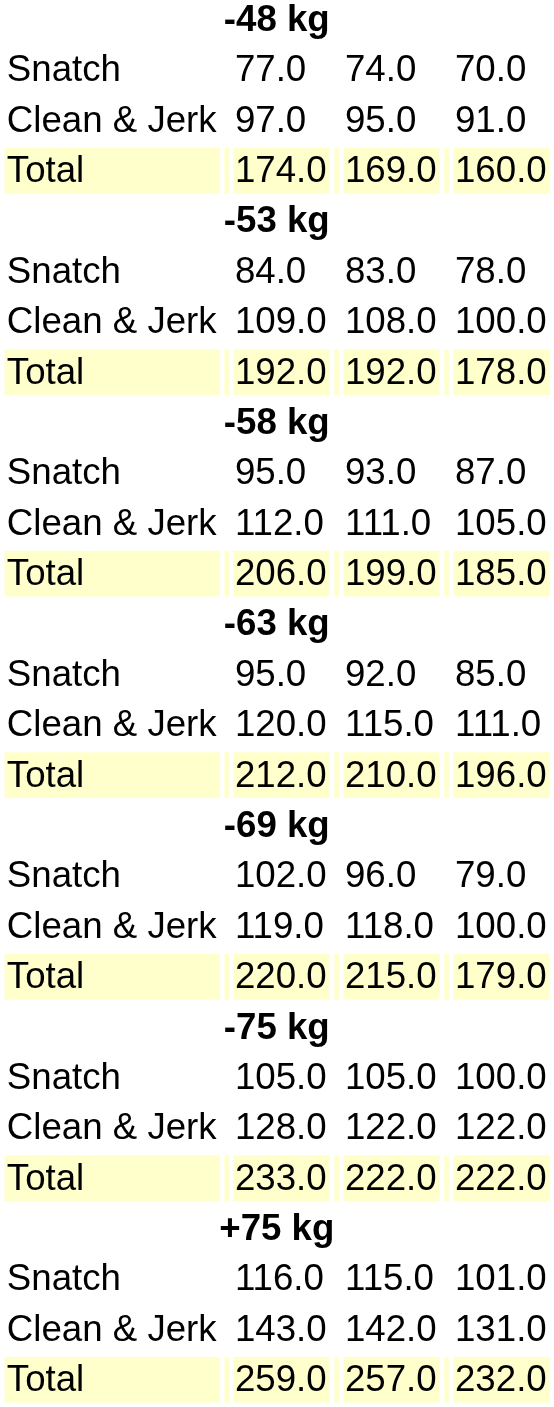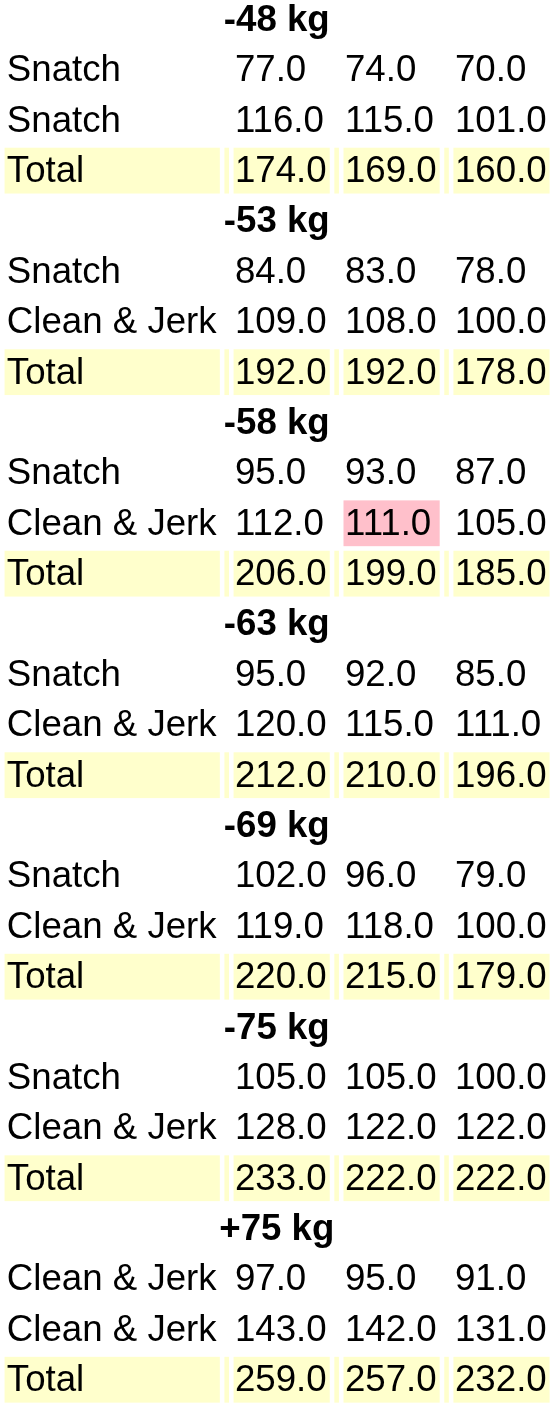rows swapped: (112, 119) <-> (64, 1278)
(388, 522) no background -> (388, 522) pink background
